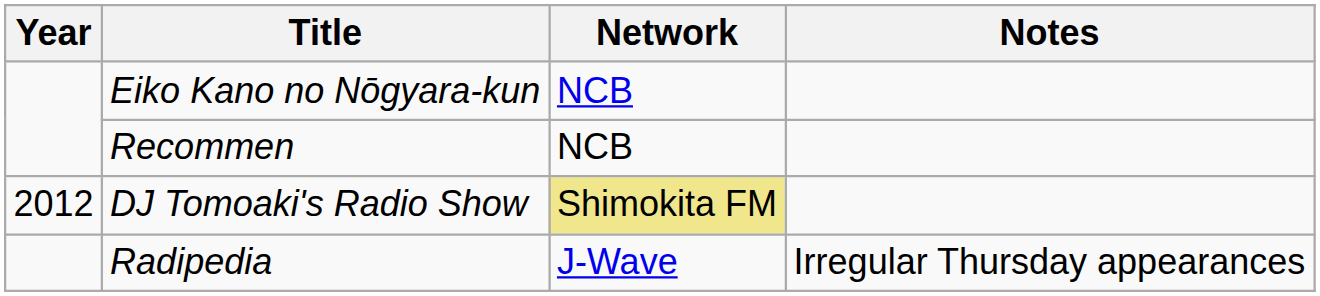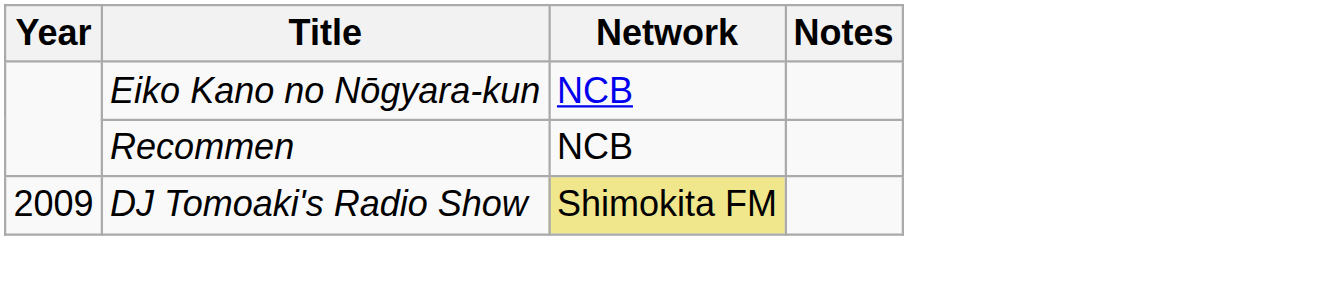(53, 204) 2012 -> (53, 204) 2009
- row: (191, 261)
